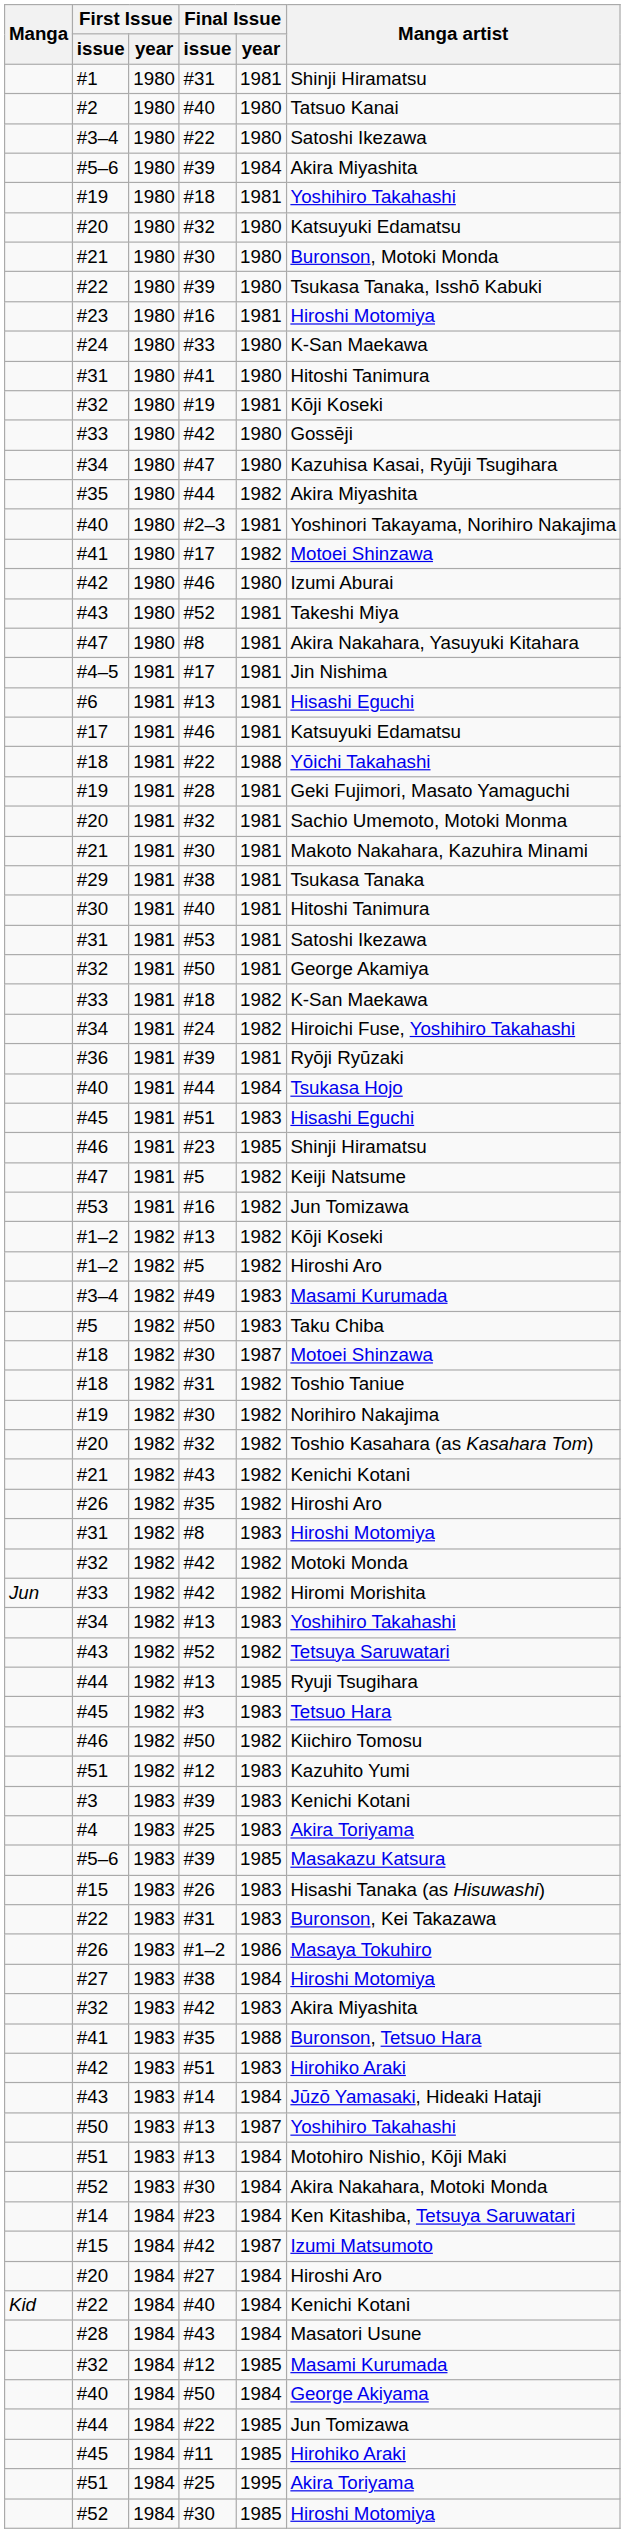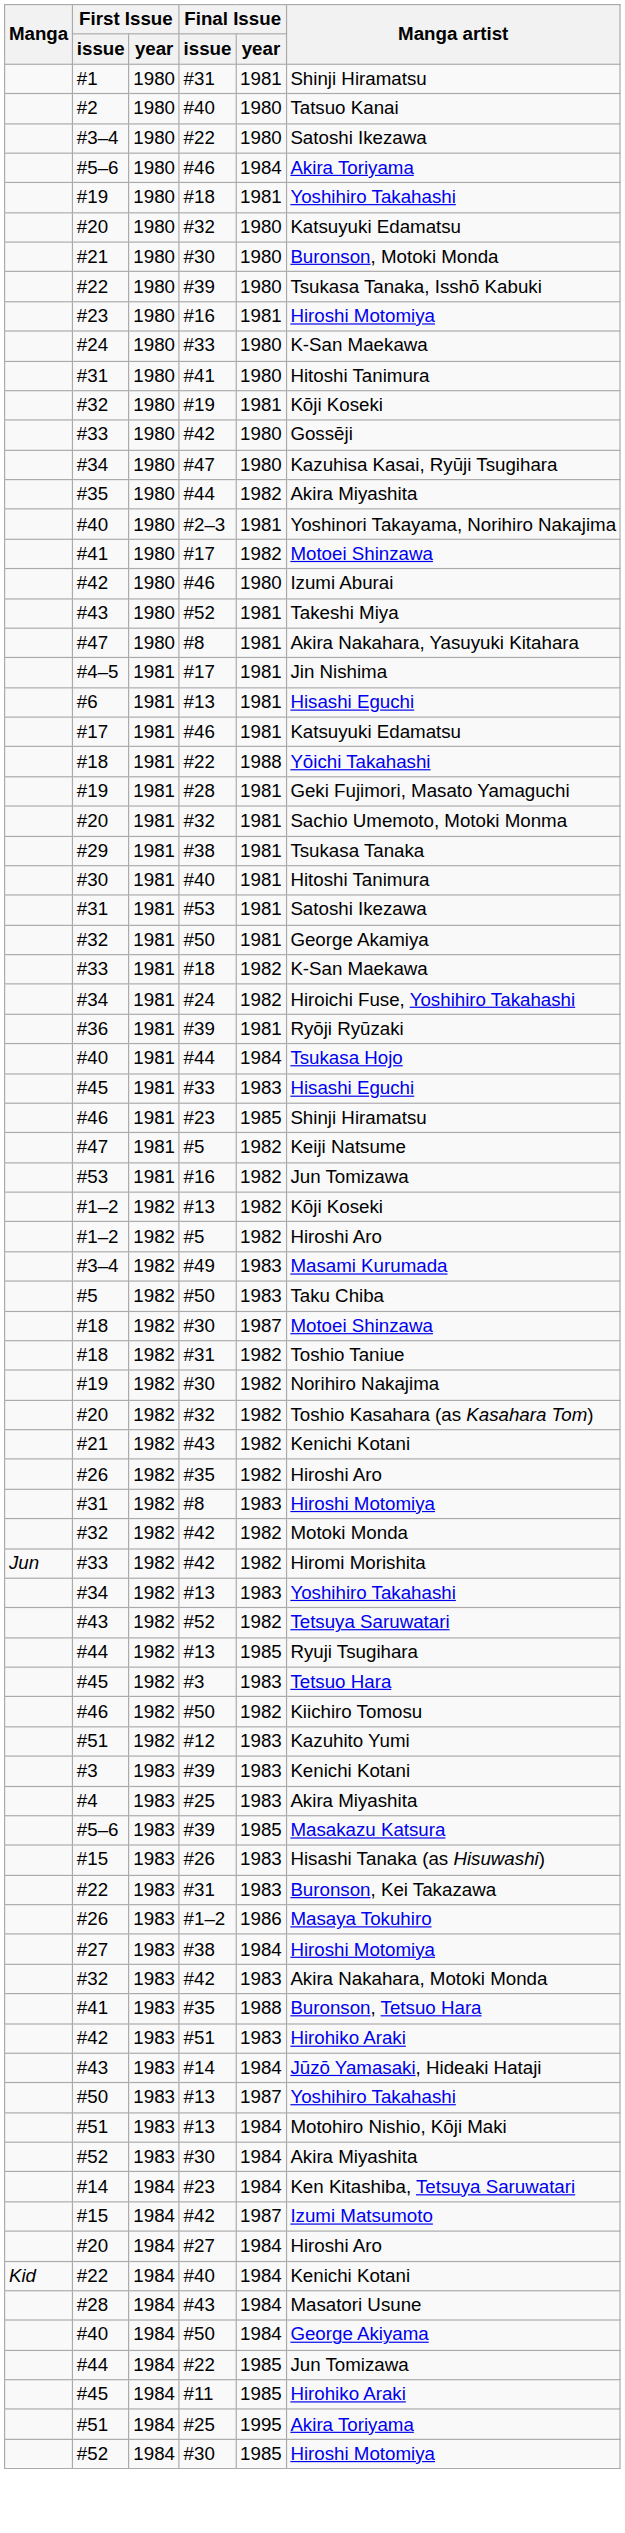(199, 167) #39 -> (199, 167) #46
(354, 167) Akira Miyashita -> (352, 167) Akira Toriyama
- row: (92, 850)
(199, 1117) #51 -> (199, 1088) #33
(352, 1830) Akira Toriyama -> (354, 1800) Akira Miyashita
(354, 2008) Akira Miyashita -> (419, 1978) Akira Nakahara, Motoki Monda
(419, 2186) Akira Nakahara, Motoki Monda -> (354, 2156) Akira Miyashita
- row: (92, 2364)
